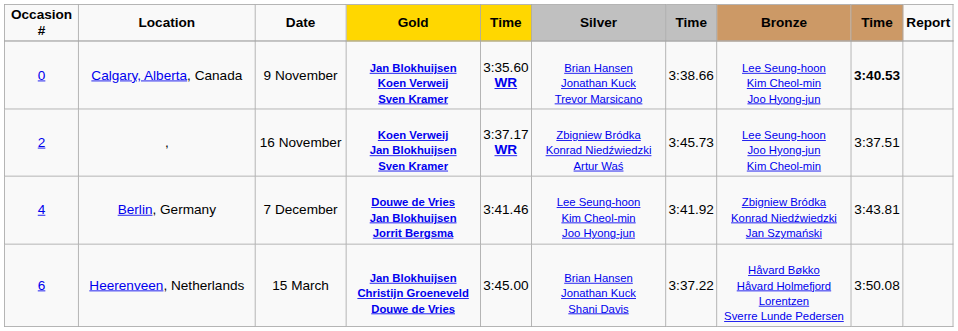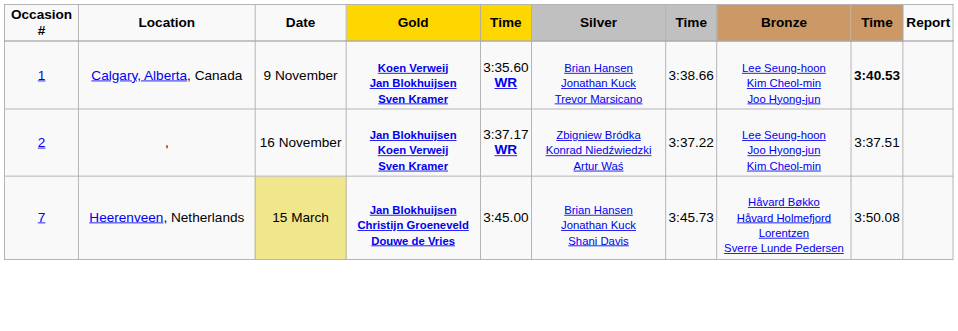(42, 75) 0 -> (42, 75) 1
(413, 82) Jan Blokhuijsen Koen Verweij Sven Kramer -> (413, 82) Koen Verweij Jan Blokhuijsen Sven Kramer
(413, 150) Koen Verweij Jan Blokhuijsen Sven Kramer -> (413, 150) Jan Blokhuijsen Koen Verweij Sven Kramer
(691, 142) 3:45.73 -> (691, 142) 3:37.22
- row: (167, 210)
(42, 285) 6 -> (42, 217) 7
(301, 285) no background -> (301, 217) khaki background
(691, 285) 3:37.22 -> (691, 217) 3:45.73
